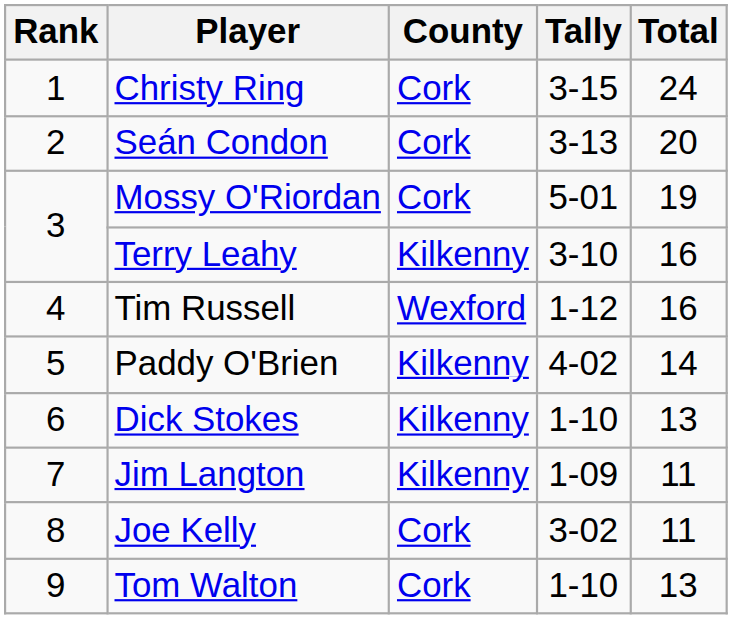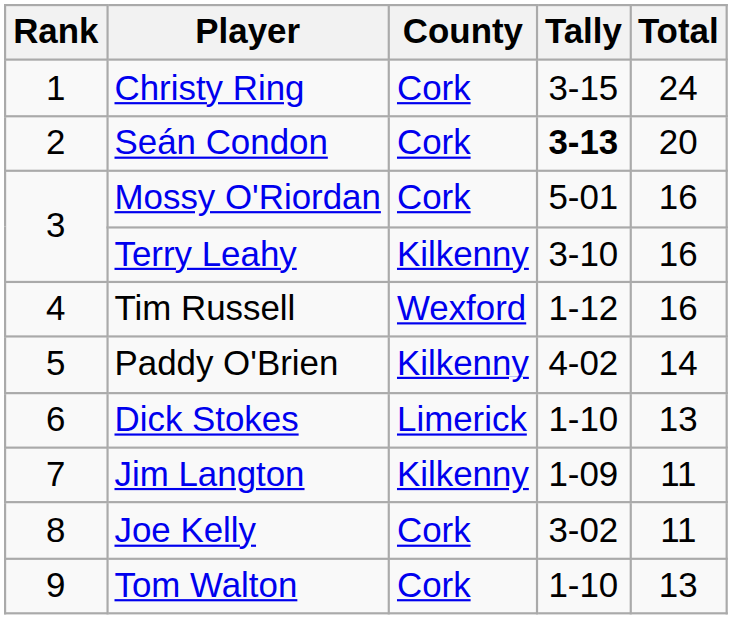(583, 142) normal -> (583, 142) bold
(678, 198) 19 -> (678, 198) 16
(463, 419) Kilkenny -> (462, 419) Limerick
